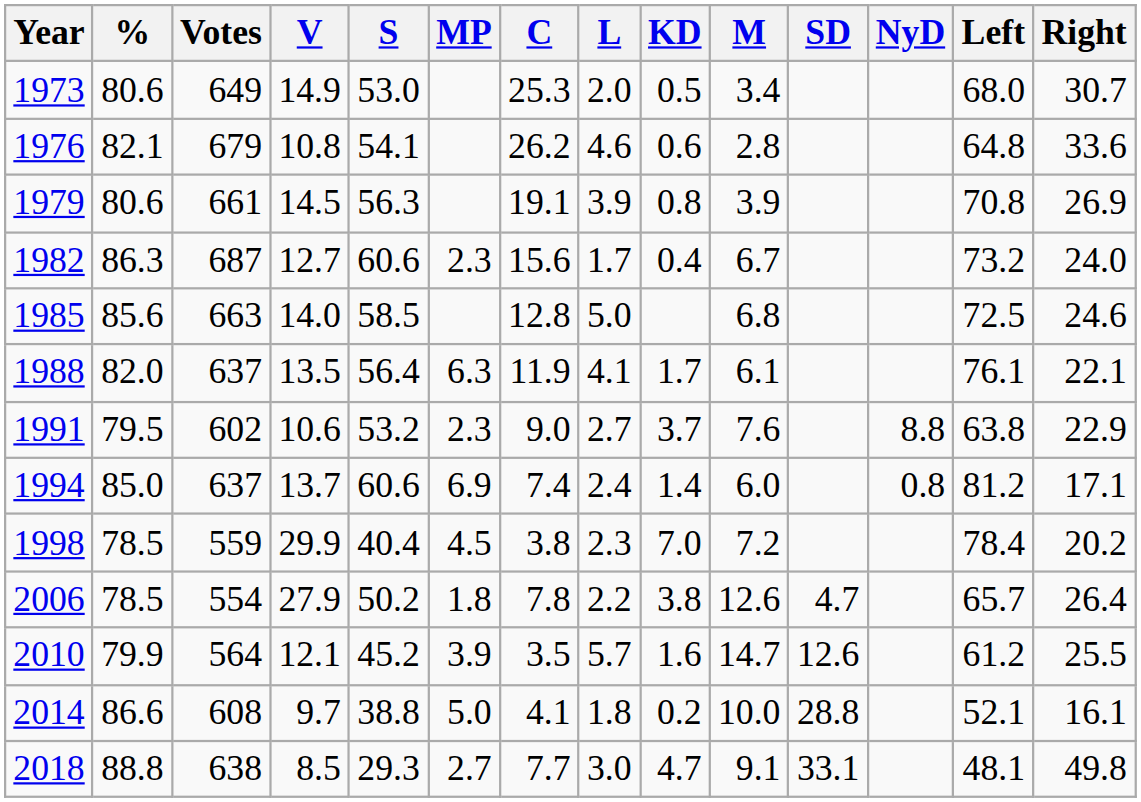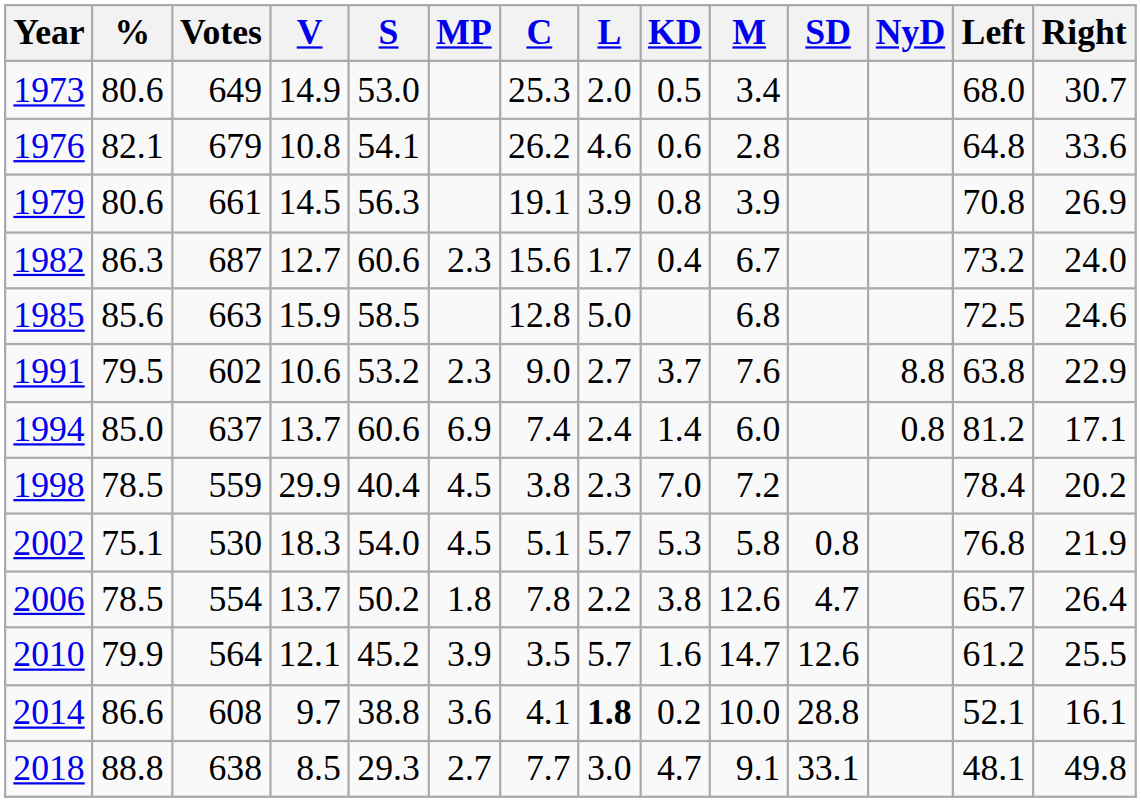(310, 315) 14.0 -> (310, 315) 15.9
- row: (49, 372)
+ row: (49, 542)
(310, 598) 27.9 -> (310, 598) 13.7
(469, 711) 5.0 -> (469, 711) 3.6
(609, 711) normal -> (609, 711) bold
